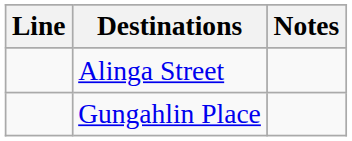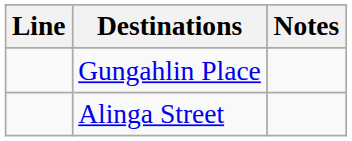rows swapped: (151, 69) <-> (170, 113)
